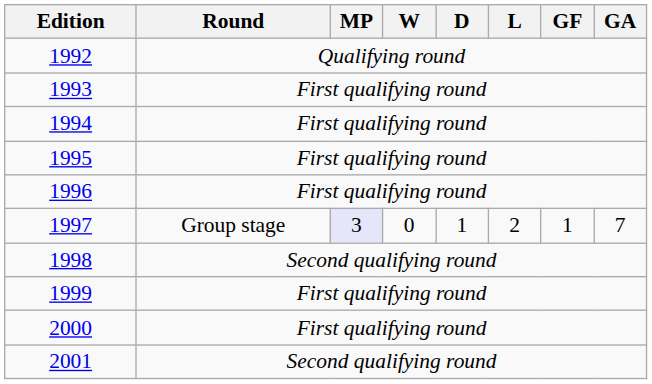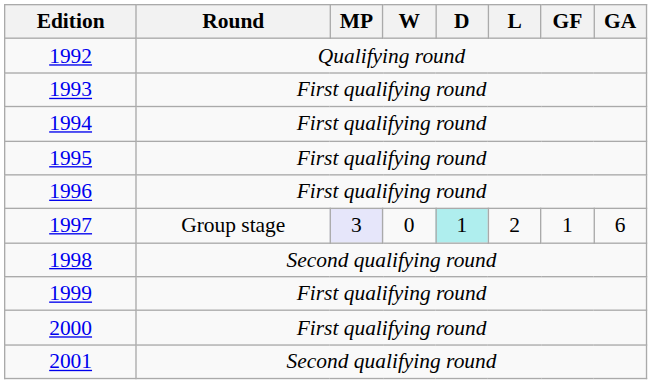(462, 225) no background -> (462, 225) paleturquoise background
(620, 225) 7 -> (620, 225) 6
